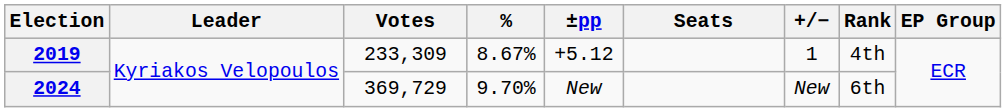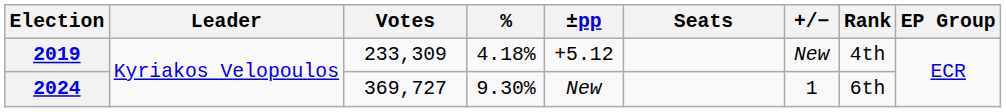(506, 55) 8.67% -> (506, 55) 4.18%
(812, 55) 1 -> (812, 55) New
(405, 88) 369,729 -> (405, 88) 369,727
(506, 88) 9.70% -> (506, 88) 9.30%
(812, 88) New -> (812, 88) 1
